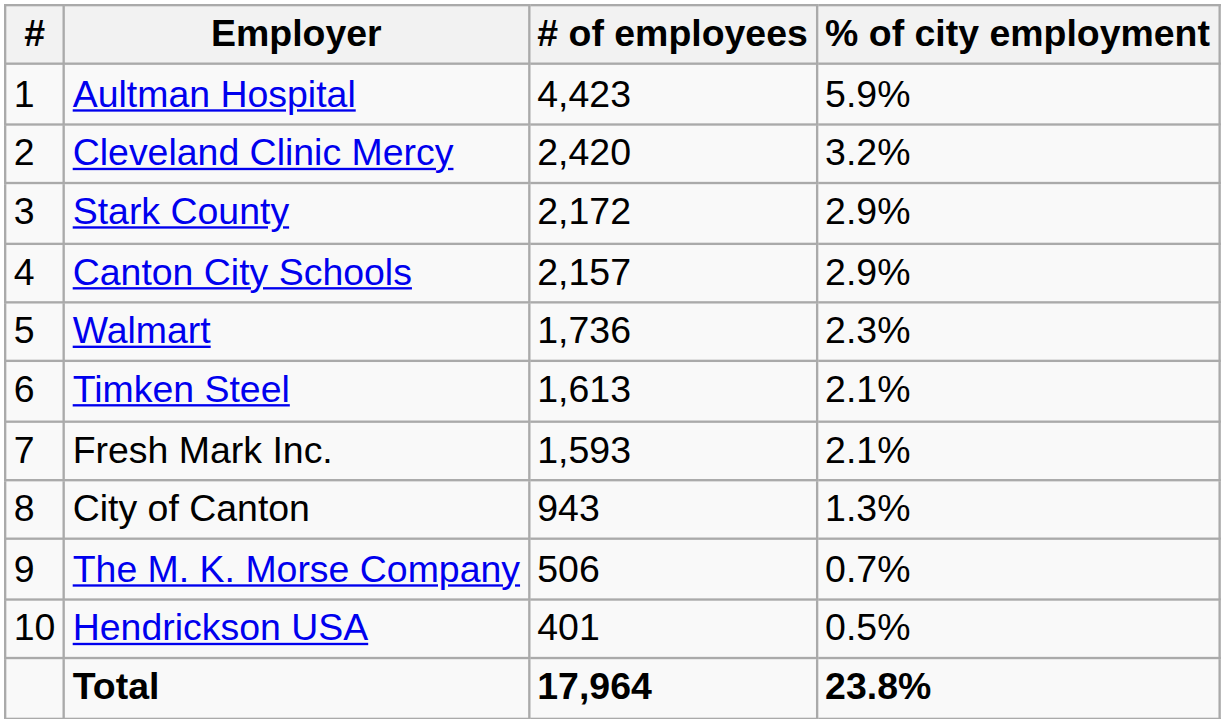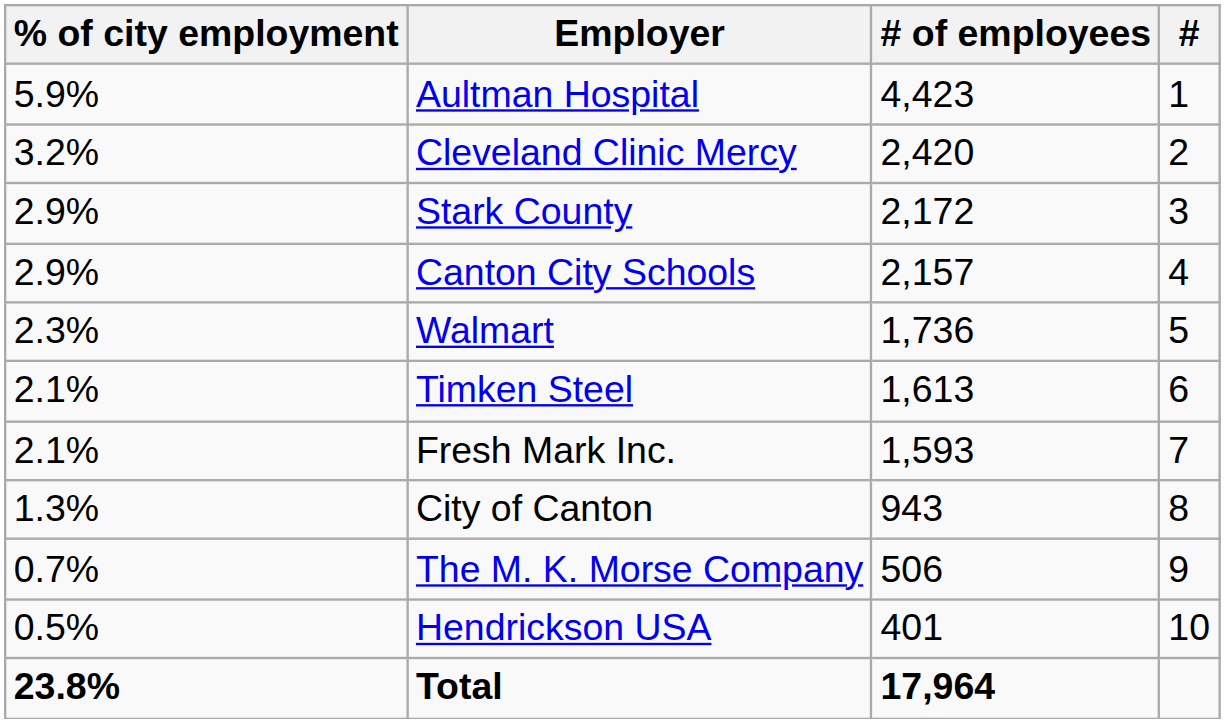columns swapped: (35, 34) <-> (1018, 34)
